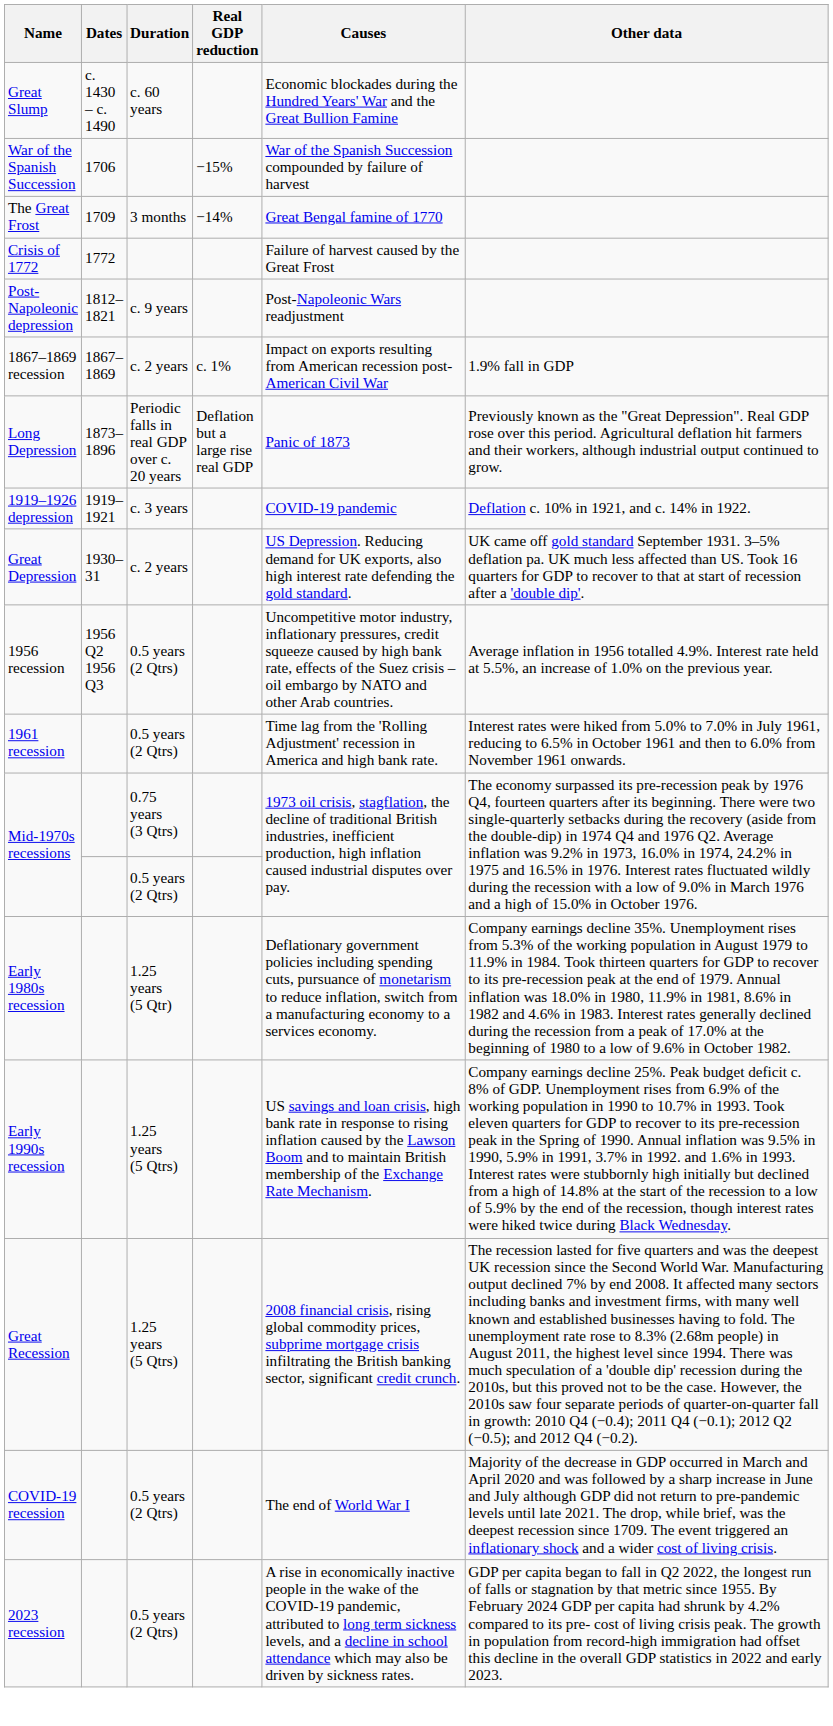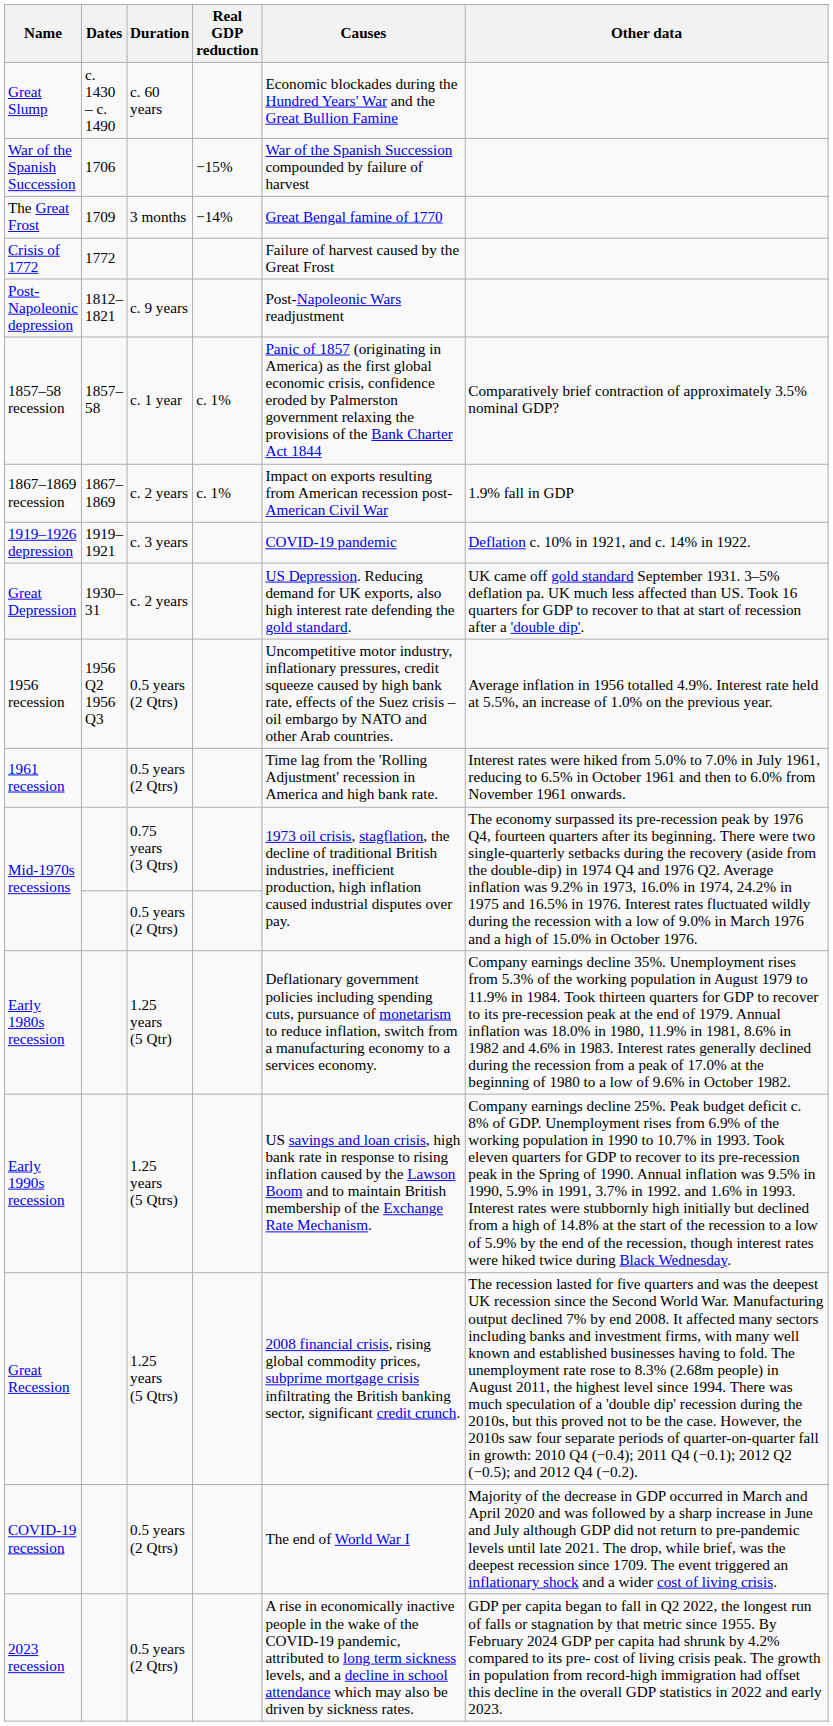+ row: (36, 400)
- row: (42, 441)
